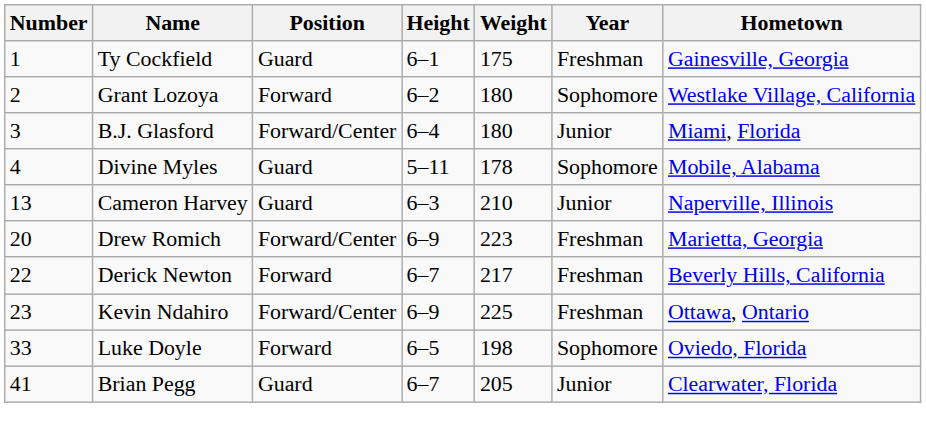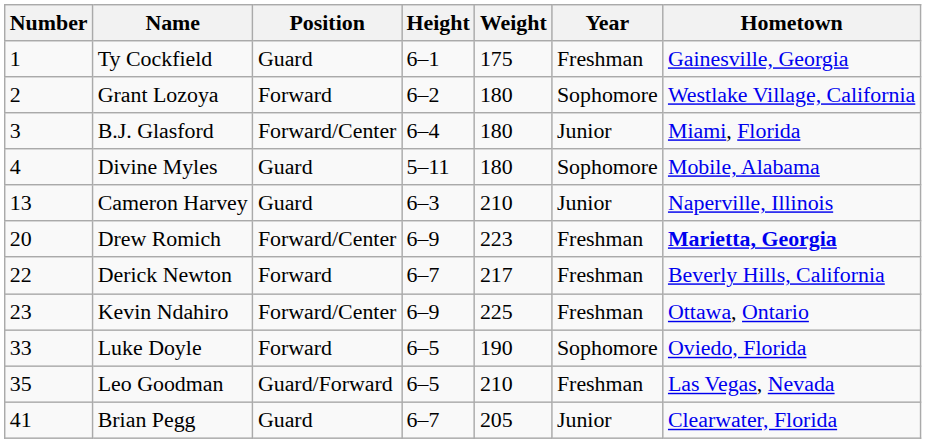(496, 167) 178 -> (496, 167) 180
(745, 239) normal -> (752, 239) bold
(496, 347) 198 -> (496, 347) 190
+ row: (161, 383)
